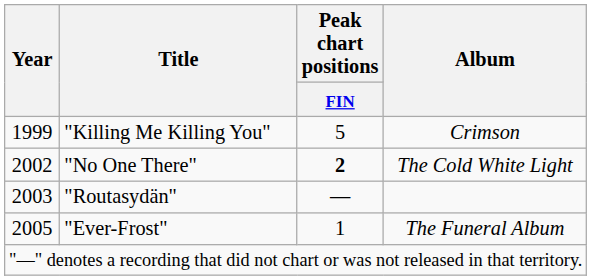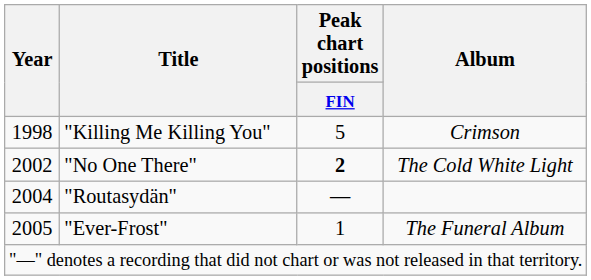(32, 132) 1999 -> (32, 132) 1998
(32, 196) 2003 -> (32, 196) 2004
